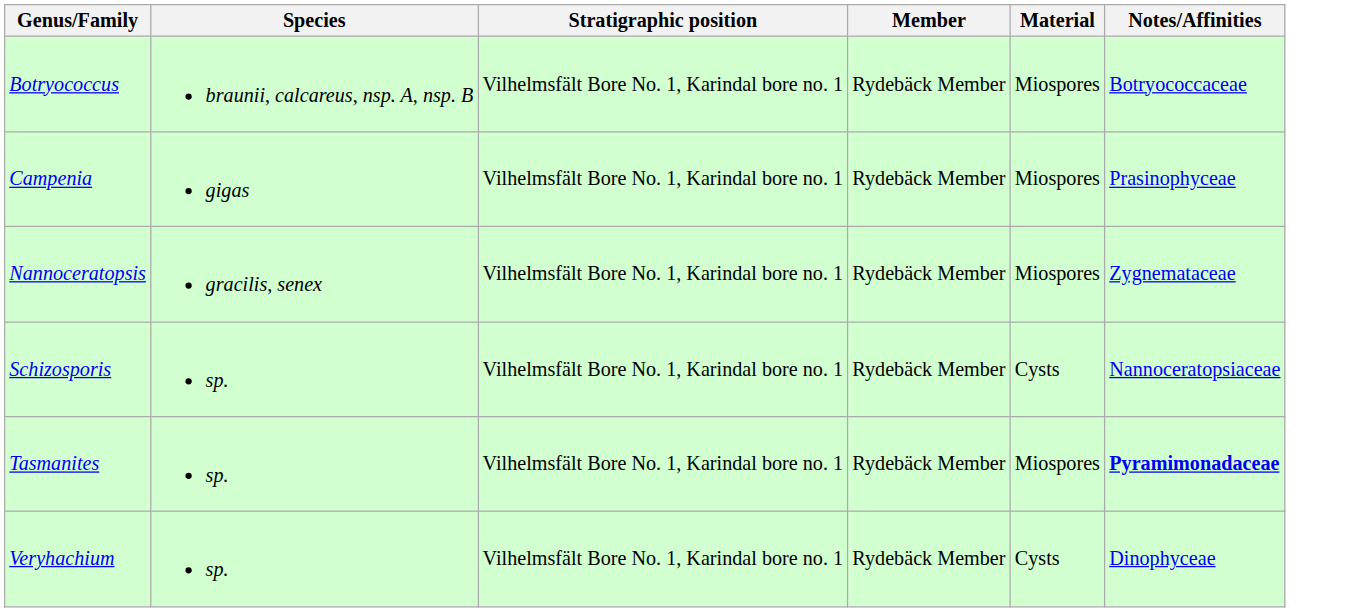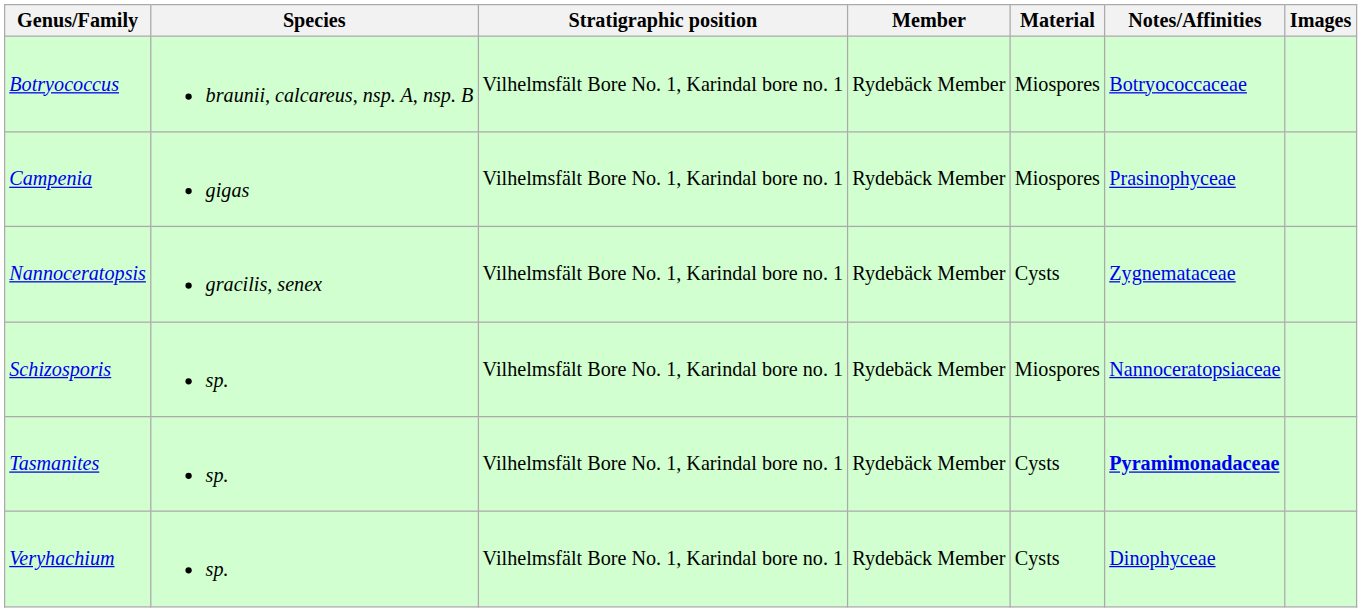+ column: (1321, 20)
(1057, 273) Miospores -> (1037, 273) Cysts
(1037, 368) Cysts -> (1057, 368) Miospores
(1057, 463) Miospores -> (1037, 463) Cysts
